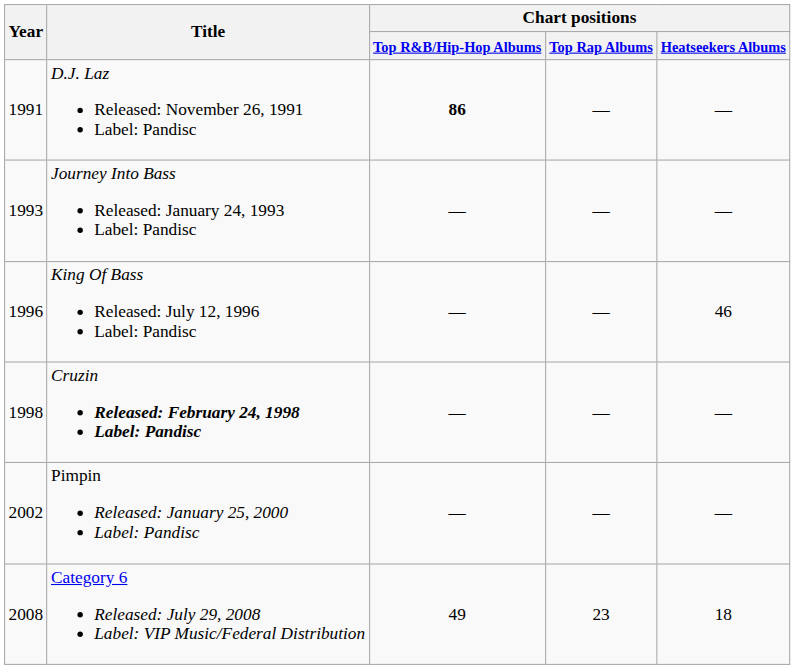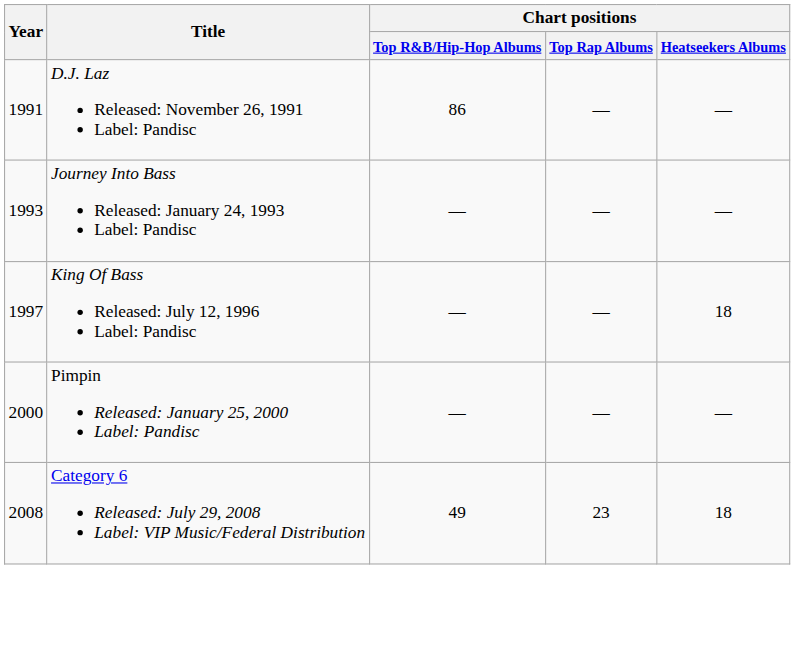(457, 109) bold -> (457, 109) normal
(26, 311) 1996 -> (26, 311) 1997
(723, 311) 46 -> (723, 311) 18
- row: (208, 404)
(26, 513) 2002 -> (26, 412) 2000
